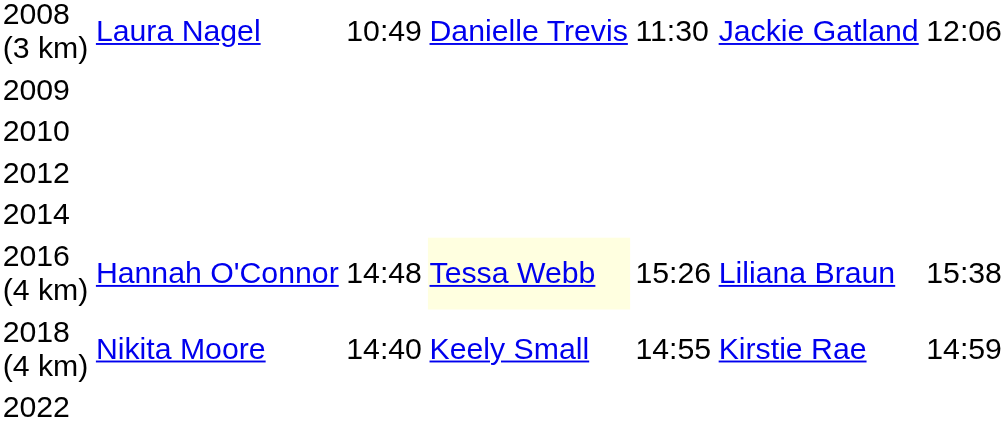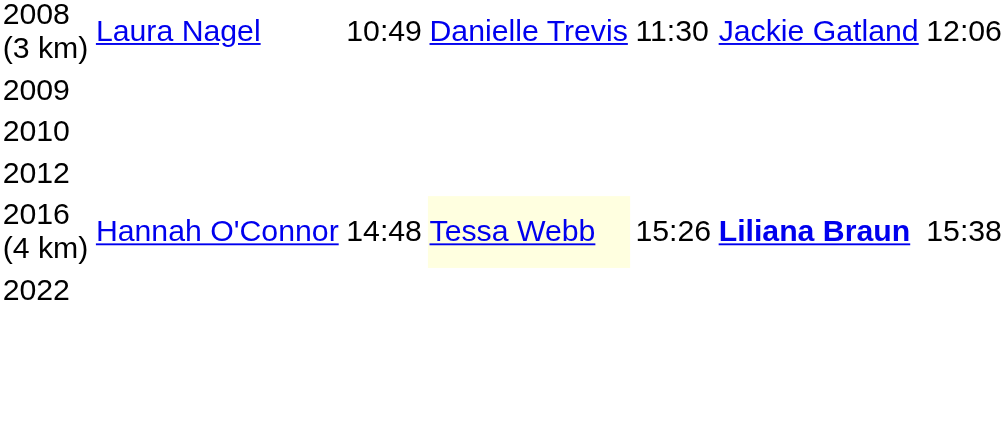- row: (36, 214)
(807, 273) normal -> (814, 231) bold
- row: (46, 348)
